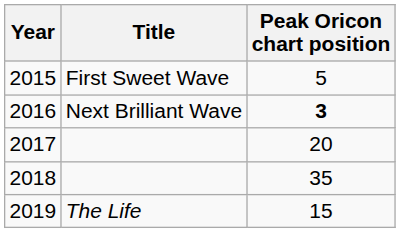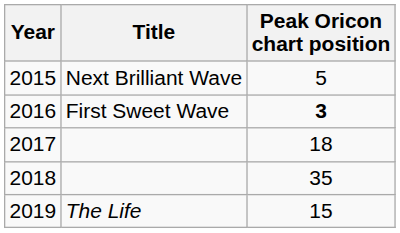(147, 77) First Sweet Wave -> (154, 77) Next Brilliant Wave
(154, 111) Next Brilliant Wave -> (147, 111) First Sweet Wave
(321, 144) 20 -> (321, 144) 18
